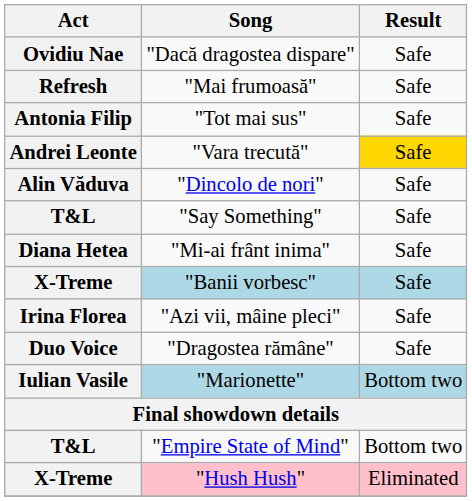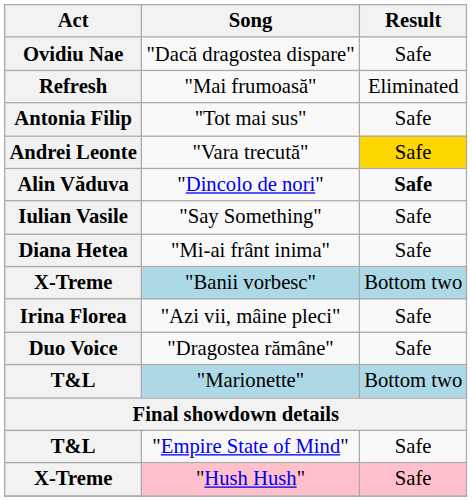(413, 86) Safe -> (413, 86) Eliminated
(413, 184) normal -> (413, 184) bold
(73, 217) T&L -> (73, 217) Iulian Vasile
(413, 282) Safe -> (413, 282) Bottom two
(73, 380) Iulian Vasile -> (73, 380) T&L
(413, 446) Bottom two -> (413, 446) Safe
(413, 479) Eliminated -> (413, 479) Safe
